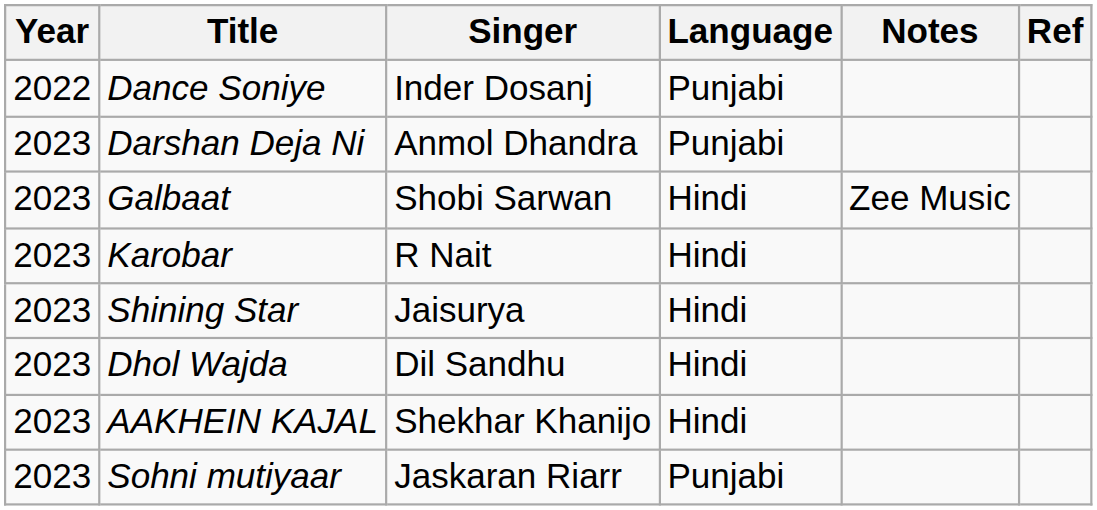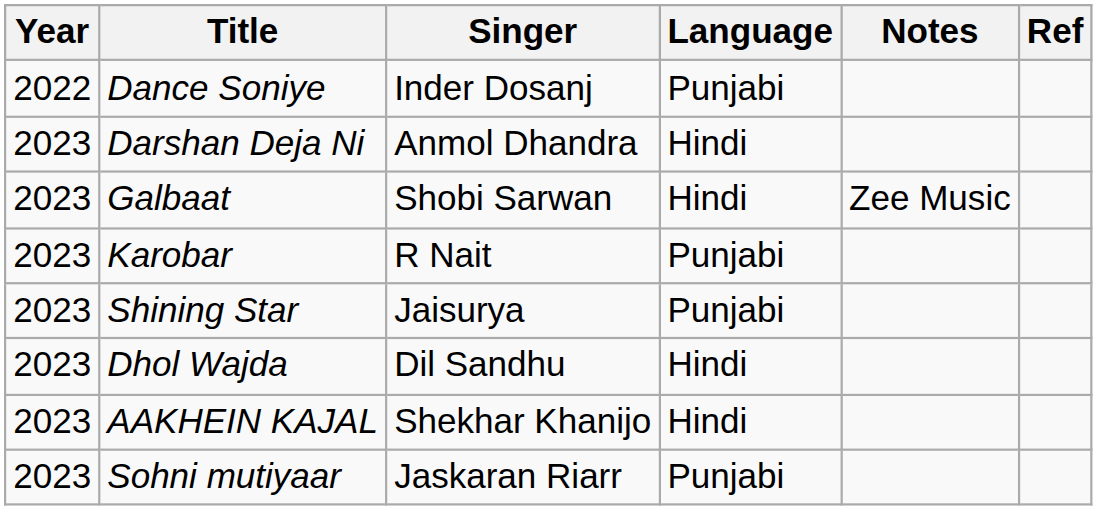(726, 143) Punjabi -> (707, 143) Hindi
(707, 254) Hindi -> (726, 254) Punjabi
(707, 310) Hindi -> (726, 310) Punjabi
